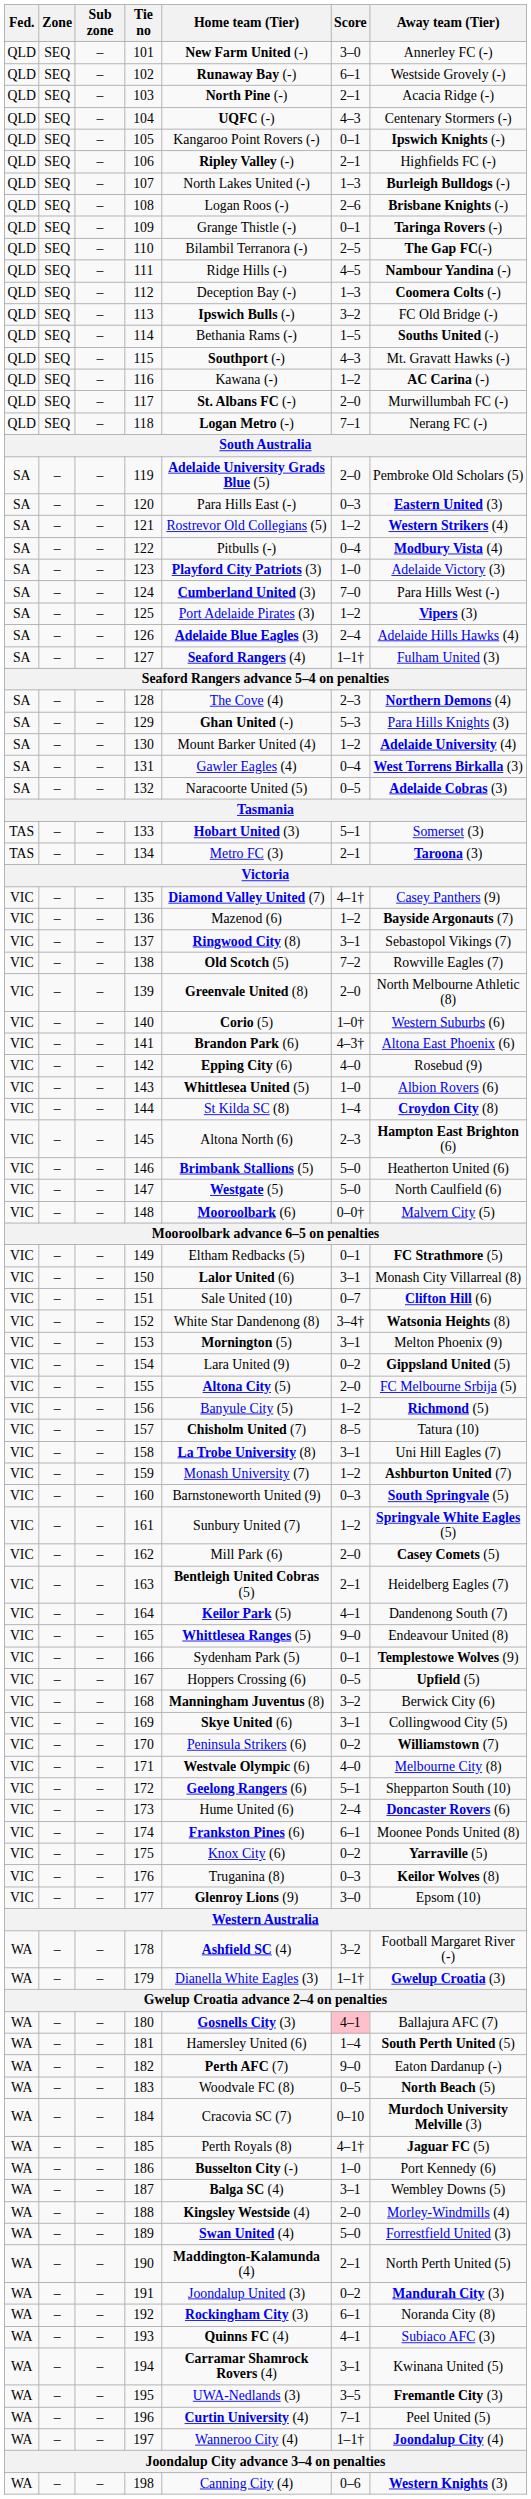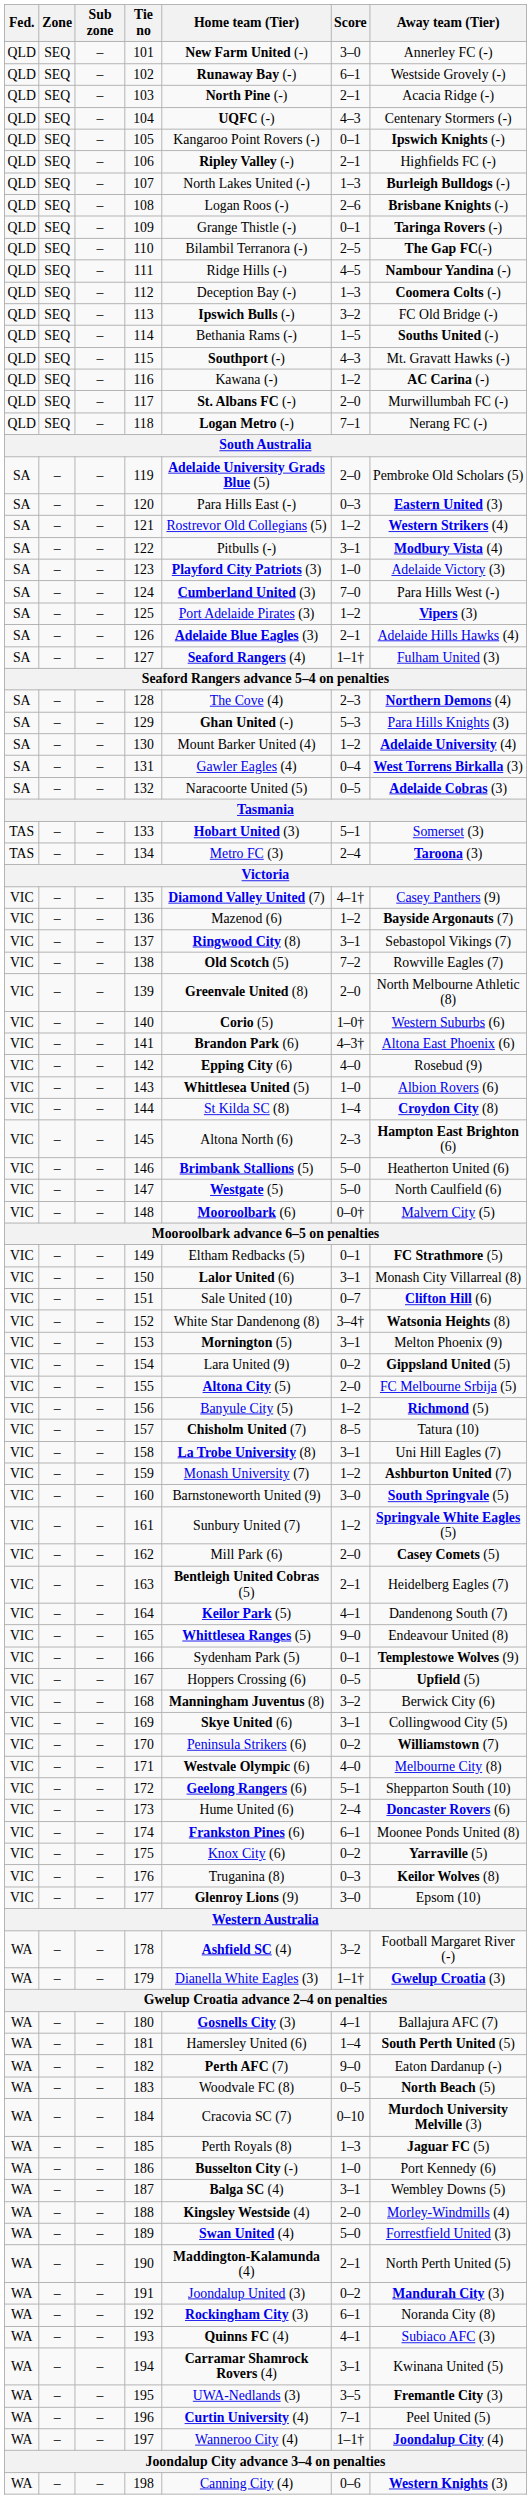(350, 548) 0–4 -> (350, 548) 3–1
(350, 635) 2–4 -> (350, 635) 2–1
(350, 853) 2–1 -> (350, 853) 2–4
(350, 1495) 0–3 -> (350, 1495) 3–0
(350, 2022) pink background -> (350, 2022) no background
(350, 2146) 4–1† -> (350, 2146) 1–3
